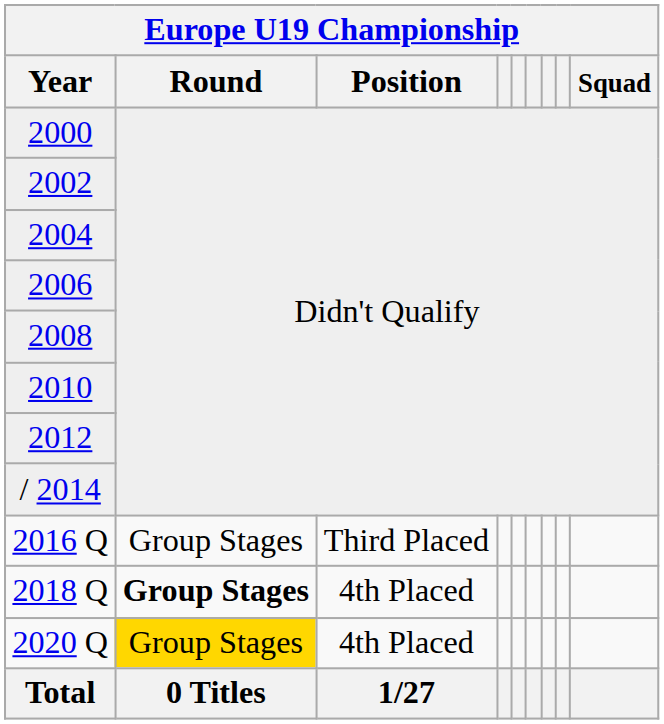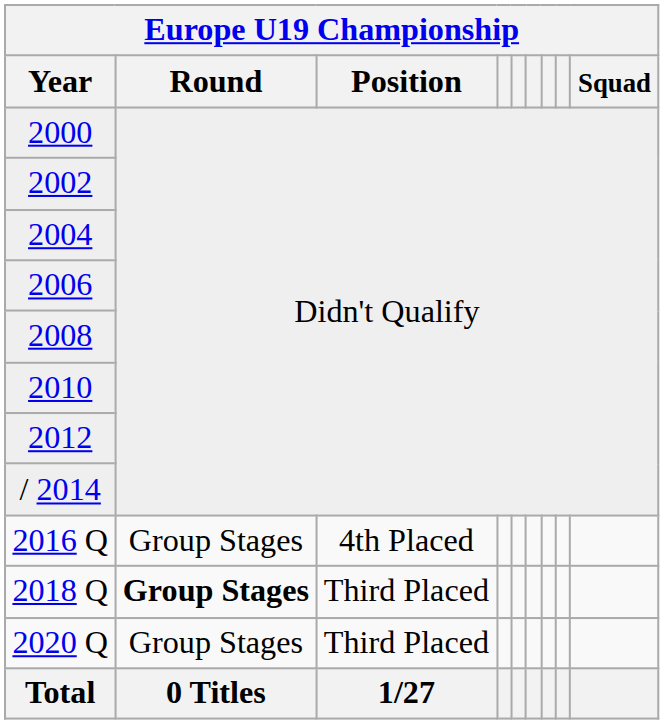(406, 540) Third Placed -> (406, 540) 4th Placed
(406, 591) 4th Placed -> (406, 591) Third Placed
(216, 642) gold background -> (216, 642) no background
(406, 642) 4th Placed -> (406, 642) Third Placed
